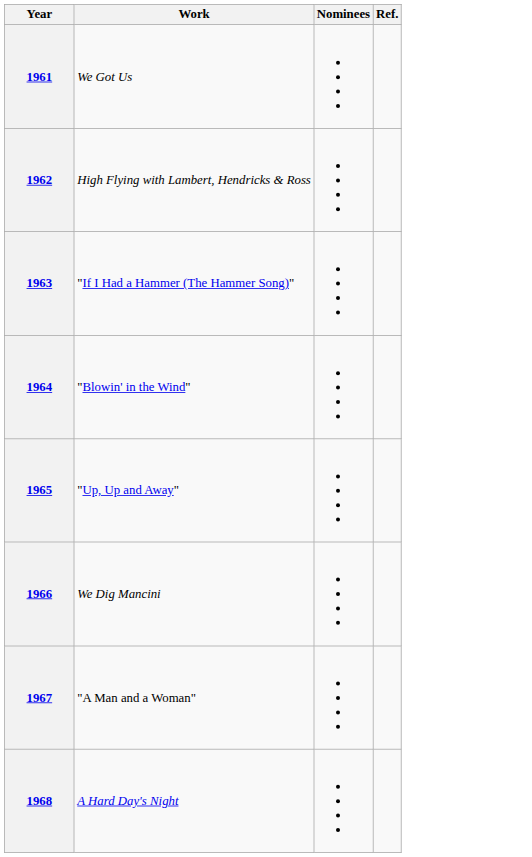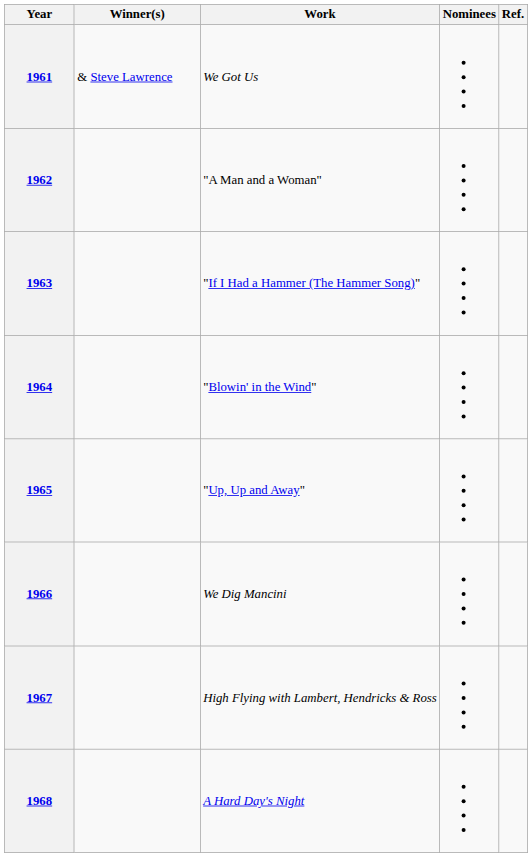+ column: (137, 14)
(194, 180) High Flying with Lambert, Hendricks & Ross -> (262, 180) "A Man and a Woman"
(137, 697) "A Man and a Woman" -> (320, 697) High Flying with Lambert, Hendricks & Ross
